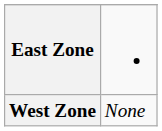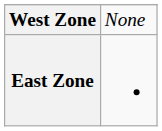rows swapped: (52, 110) <-> (52, 49)
